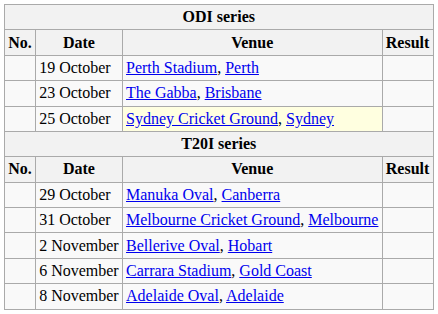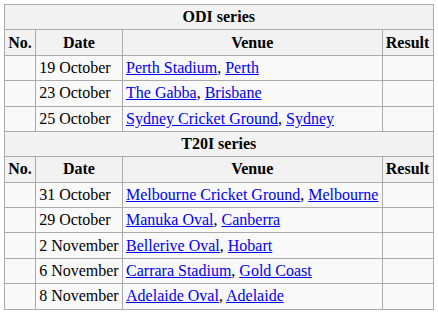(230, 118) lightyellow background -> (230, 118) no background
rows swapped: (75, 194) <-> (75, 220)
